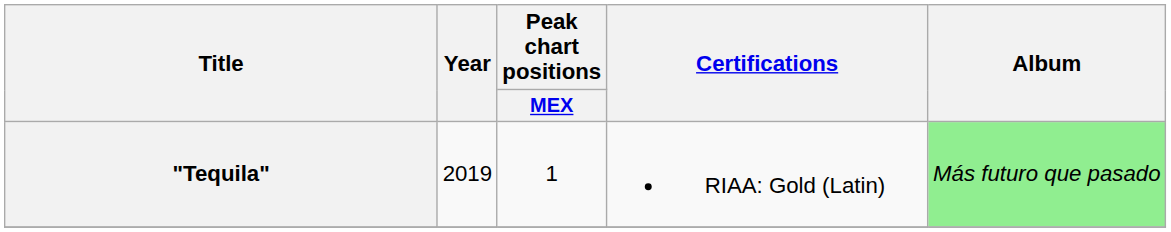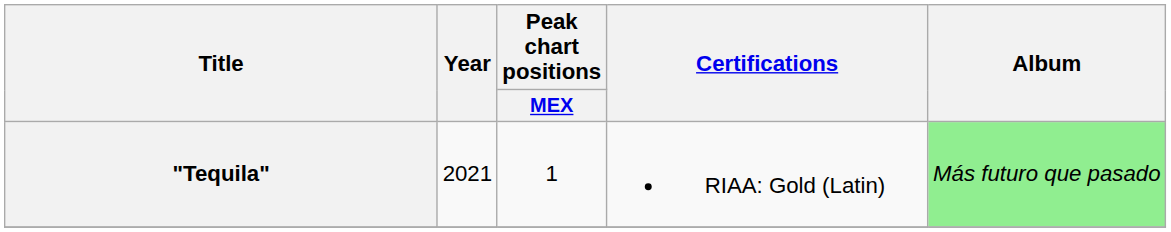(467, 173) 2019 -> (467, 173) 2021
